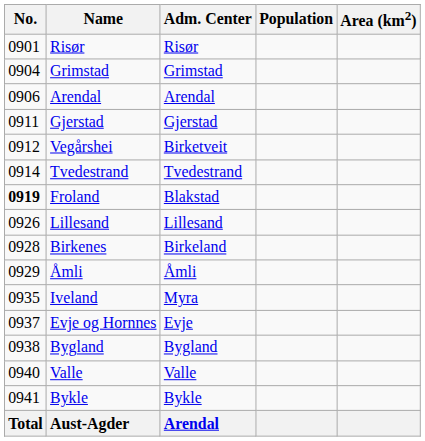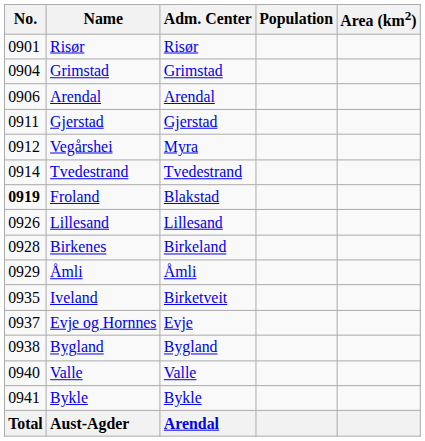(196, 146) Birketveit -> (181, 146) Myra
(181, 297) Myra -> (196, 297) Birketveit
